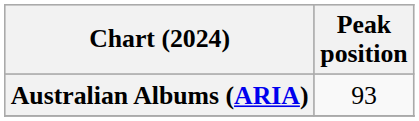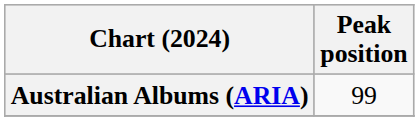(364, 94) 93 -> (364, 94) 99
